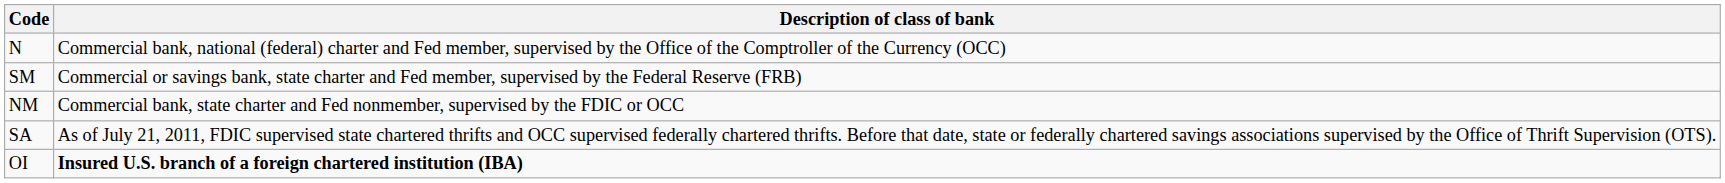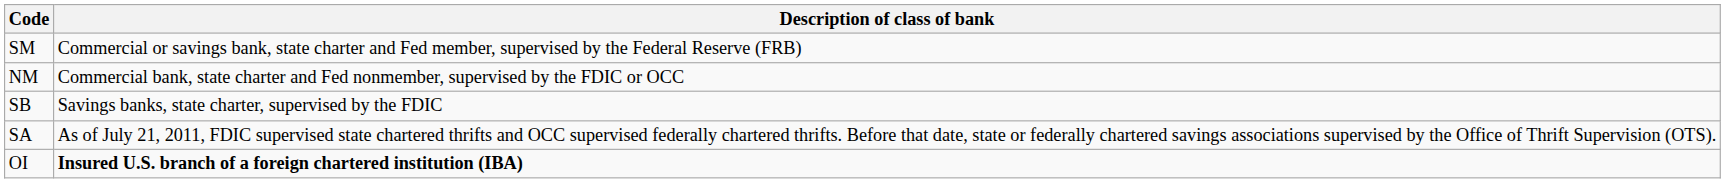- row: (15, 47)
+ row: (20, 105)
